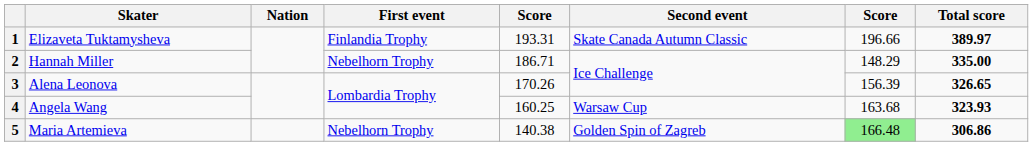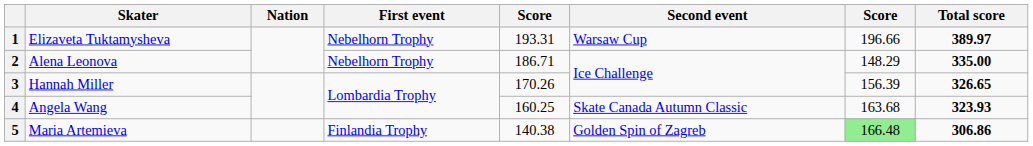(377, 38) Finlandia Trophy -> (381, 38) Nebelhorn Trophy
(660, 38) Skate Canada Autumn Classic -> (610, 38) Warsaw Cup
(71, 61) Hannah Miller -> (73, 61) Alena Leonova
(73, 84) Alena Leonova -> (71, 84) Hannah Miller
(610, 107) Warsaw Cup -> (660, 107) Skate Canada Autumn Classic
(381, 130) Nebelhorn Trophy -> (377, 130) Finlandia Trophy
